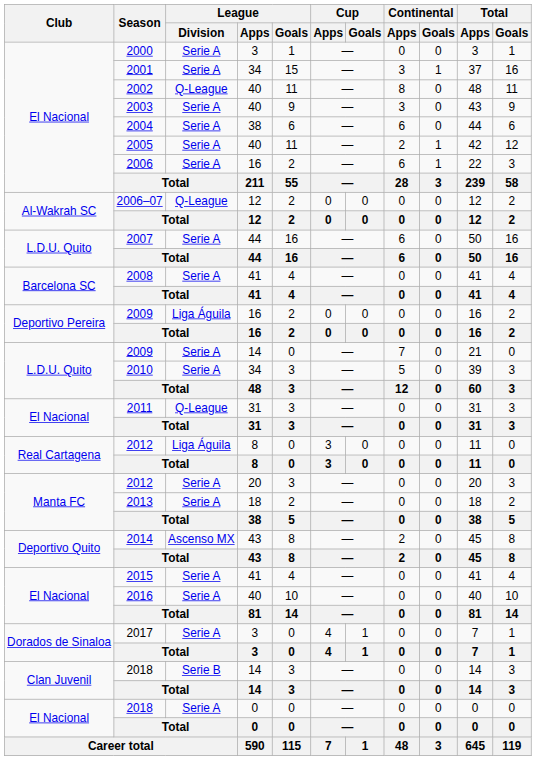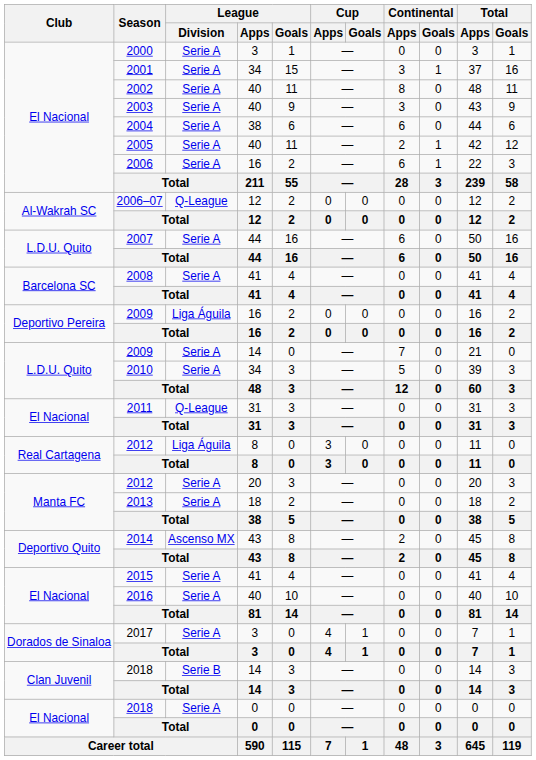(201, 88) Q-League -> (201, 88) Serie A
